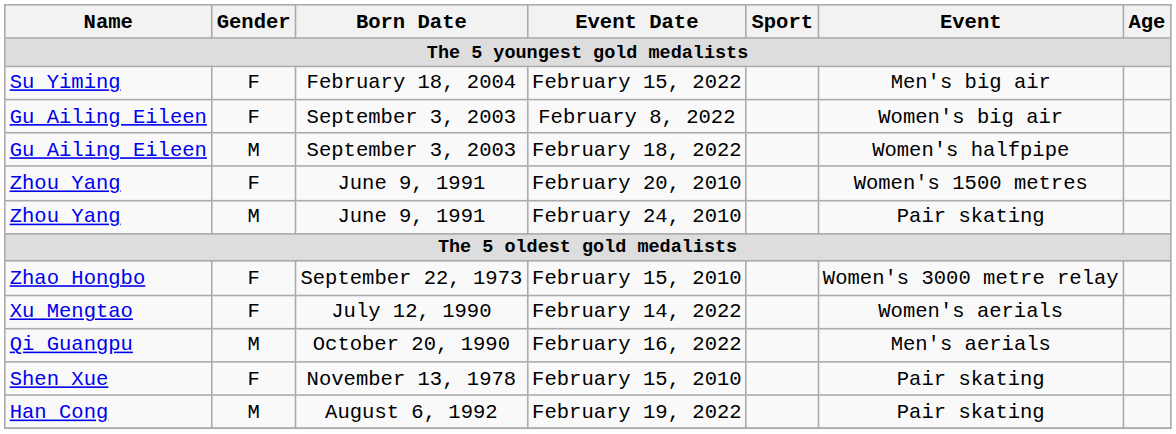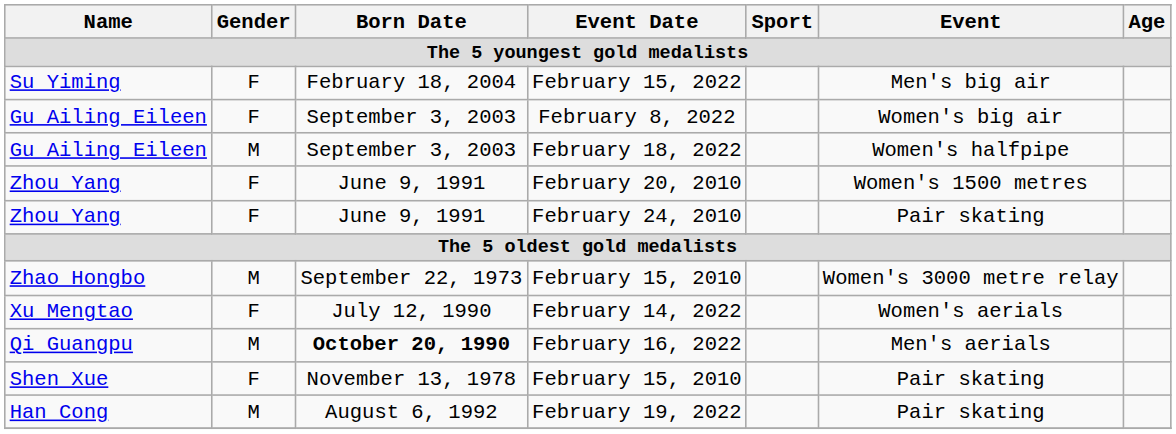(254, 217) M -> (254, 217) F
(254, 278) F -> (254, 278) M
(411, 345) normal -> (411, 345) bold
